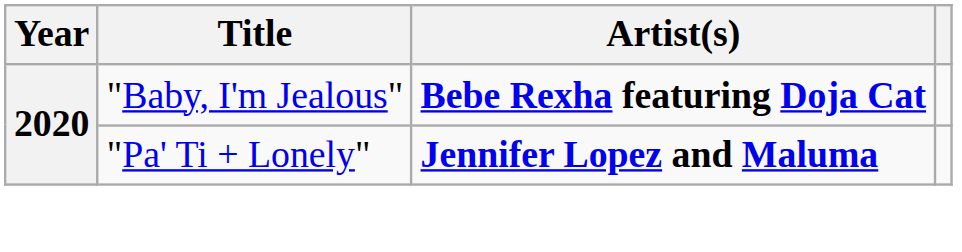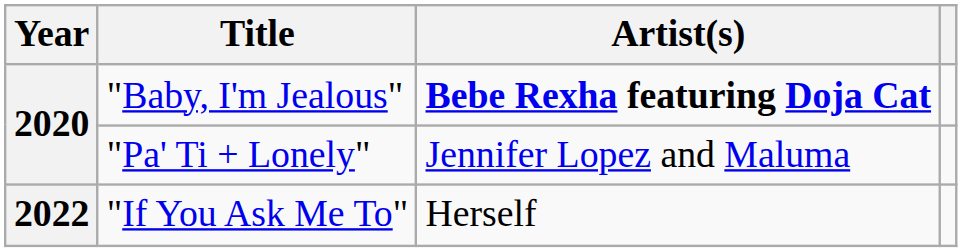(649, 154) bold -> (638, 154) normal
+ row: (257, 214)
